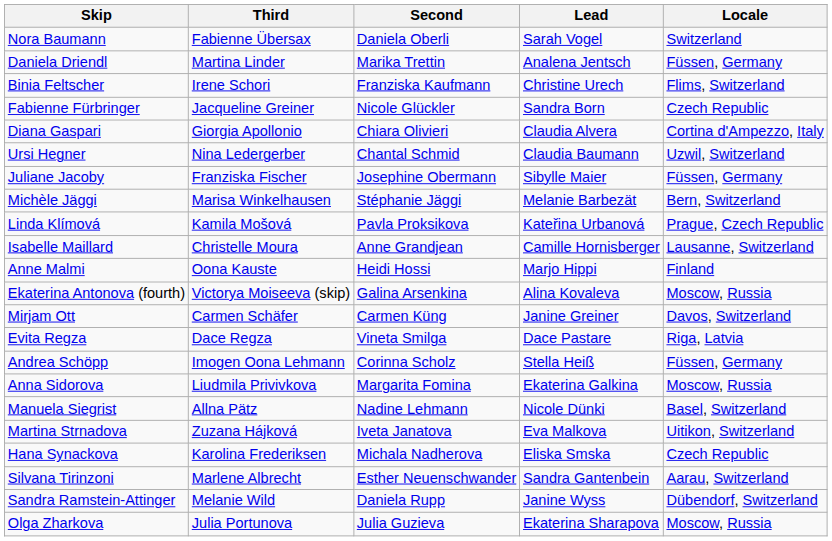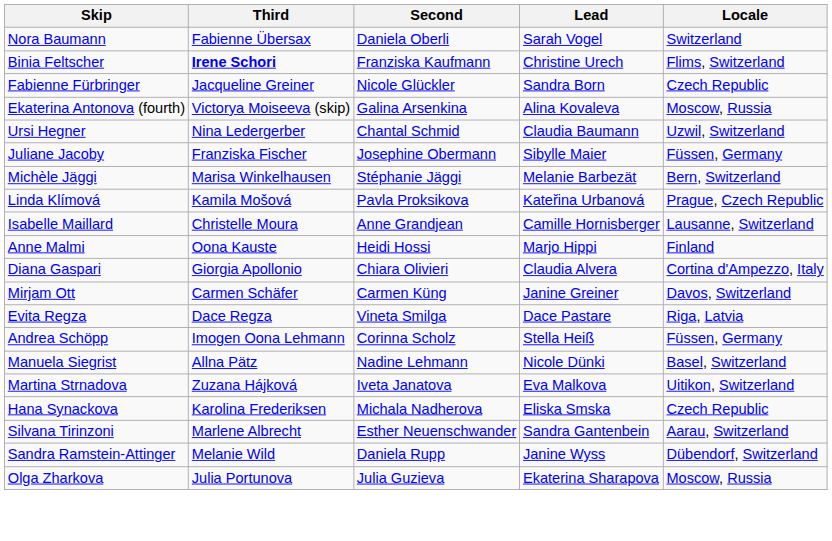- row: (58, 62)
(231, 85) normal -> (234, 62) bold
rows swapped: (54, 131) <-> (96, 293)
- row: (56, 385)
